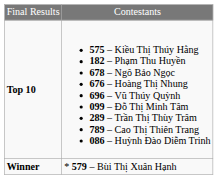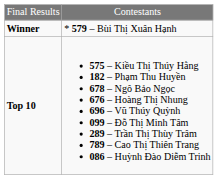rows swapped: (23, 166) <-> (21, 89)
